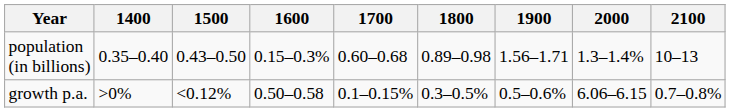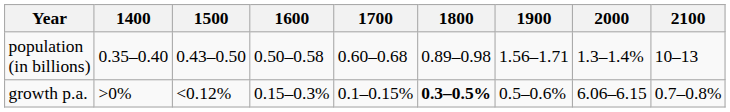(292, 55) 0.15–0.3% -> (289, 55) 0.50–0.58
(289, 93) 0.50–0.58 -> (292, 93) 0.15–0.3%
(455, 93) normal -> (456, 93) bold
